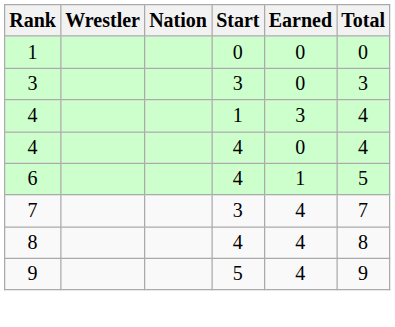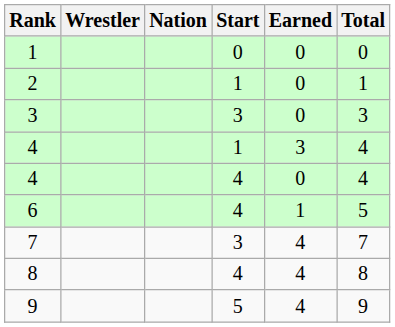+ row: (33, 83)
